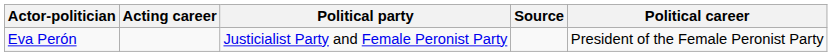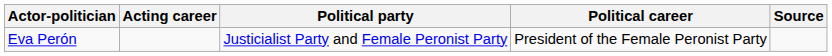columns swapped: (697, 16) <-> (539, 16)
